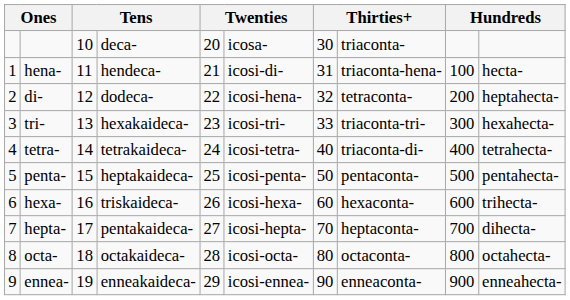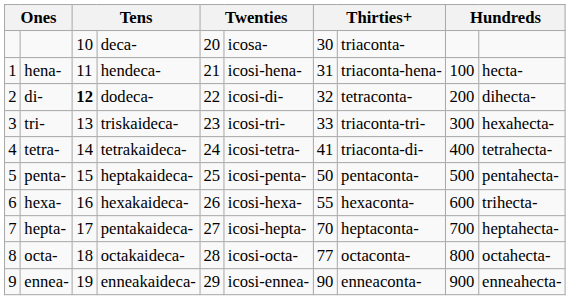(256, 70) icosi-di- -> (265, 70) icosi-hena-
(85, 96) normal -> (85, 96) bold
(265, 96) icosi-hena- -> (256, 96) icosi-di-
(520, 96) heptahecta- -> (509, 96) dihecta-
(145, 123) hexakaideca- -> (139, 123) triskaideca-
(325, 149) 40 -> (325, 149) 41
(139, 202) triskaideca- -> (145, 202) hexakaideca-
(325, 202) 60 -> (325, 202) 55
(509, 228) dihecta- -> (520, 228) heptahecta-
(325, 255) 80 -> (325, 255) 77
